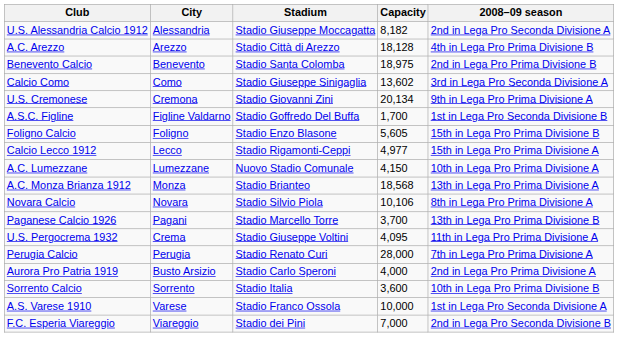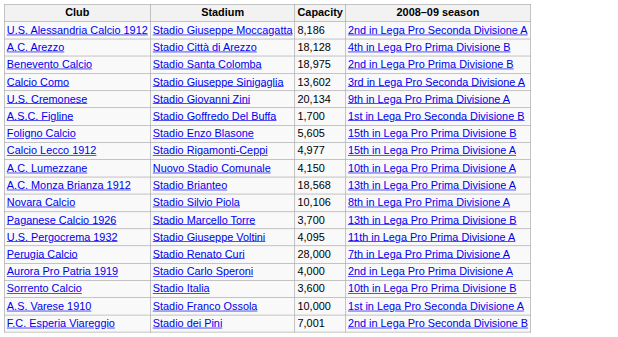- column: (192, 13)
(394, 30) 8,182 -> (311, 30) 8,186
(394, 323) 7,000 -> (311, 323) 7,001
